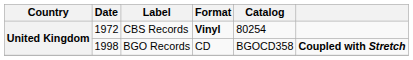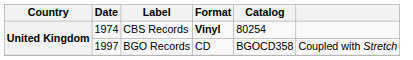(106, 30) 1972 -> (106, 30) 1974
(106, 47) 1998 -> (106, 47) 1997
(352, 47) bold -> (348, 47) normal
